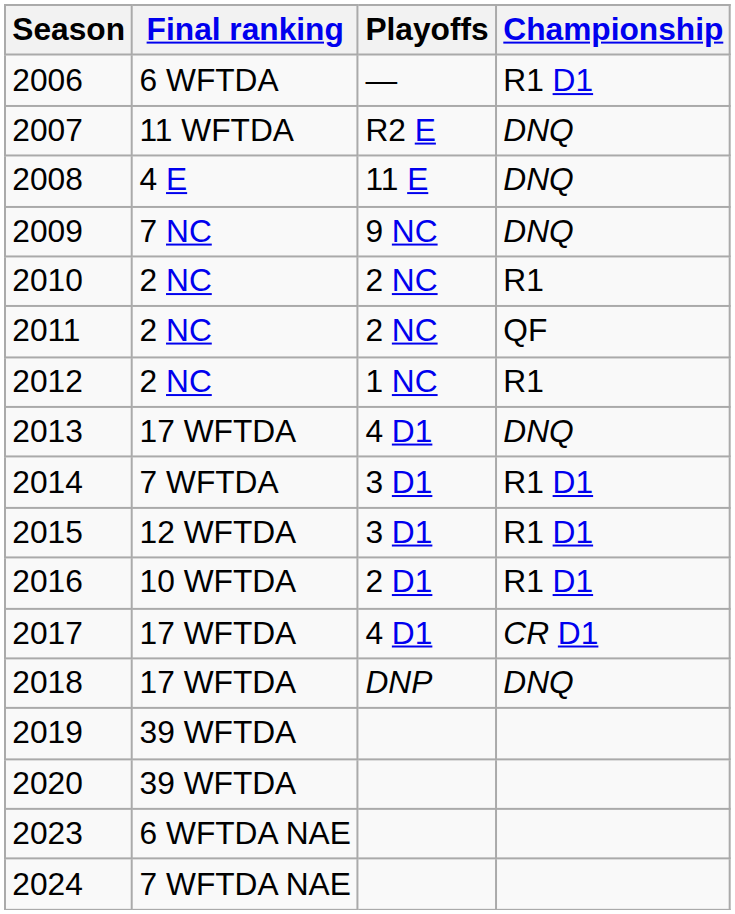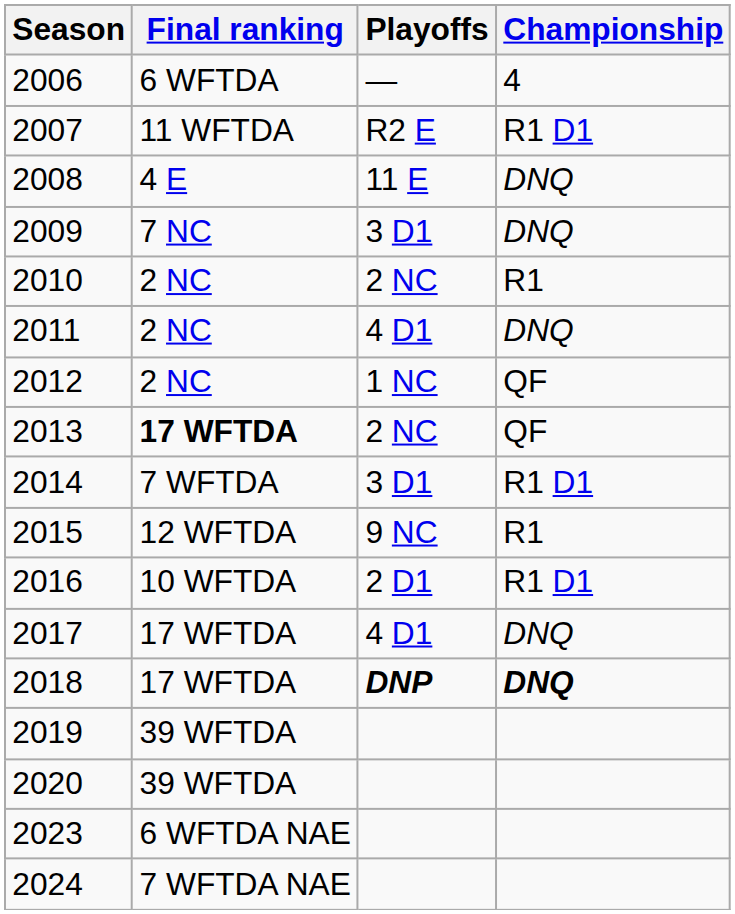(548, 79) R1 D1 -> (512, 79) 4
(539, 130) DNQ -> (548, 130) R1 D1
(402, 230) 9 NC -> (399, 230) 3 D1
(402, 331) 2 NC -> (399, 331) 4 D1
(525, 331) QF -> (539, 331) DNQ
(524, 381) R1 -> (525, 381) QF
(218, 431) normal -> (219, 431) bold
(399, 431) 4 D1 -> (402, 431) 2 NC
(539, 431) DNQ -> (525, 431) QF
(399, 532) 3 D1 -> (402, 532) 9 NC
(548, 532) R1 D1 -> (524, 532) R1
(551, 632) CR D1 -> (539, 632) DNQ
(399, 682) normal -> (399, 682) bold
(539, 682) normal -> (539, 682) bold
